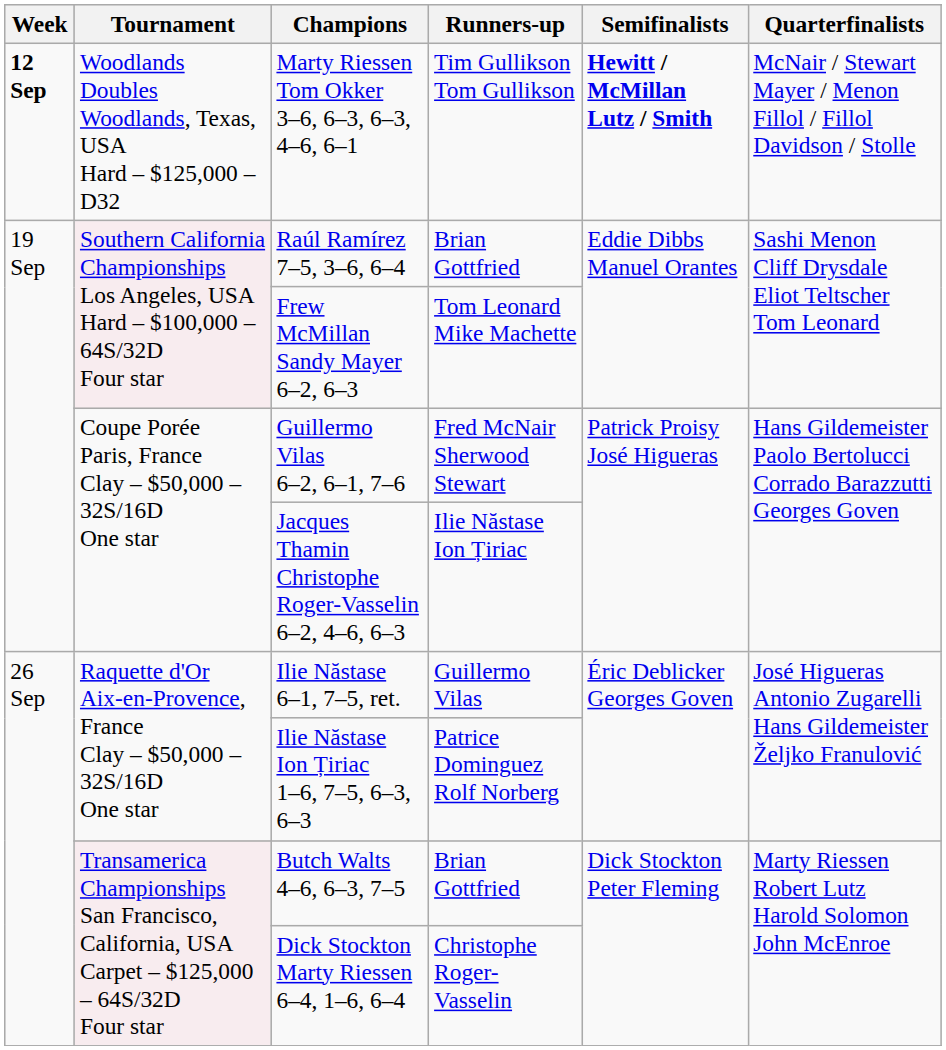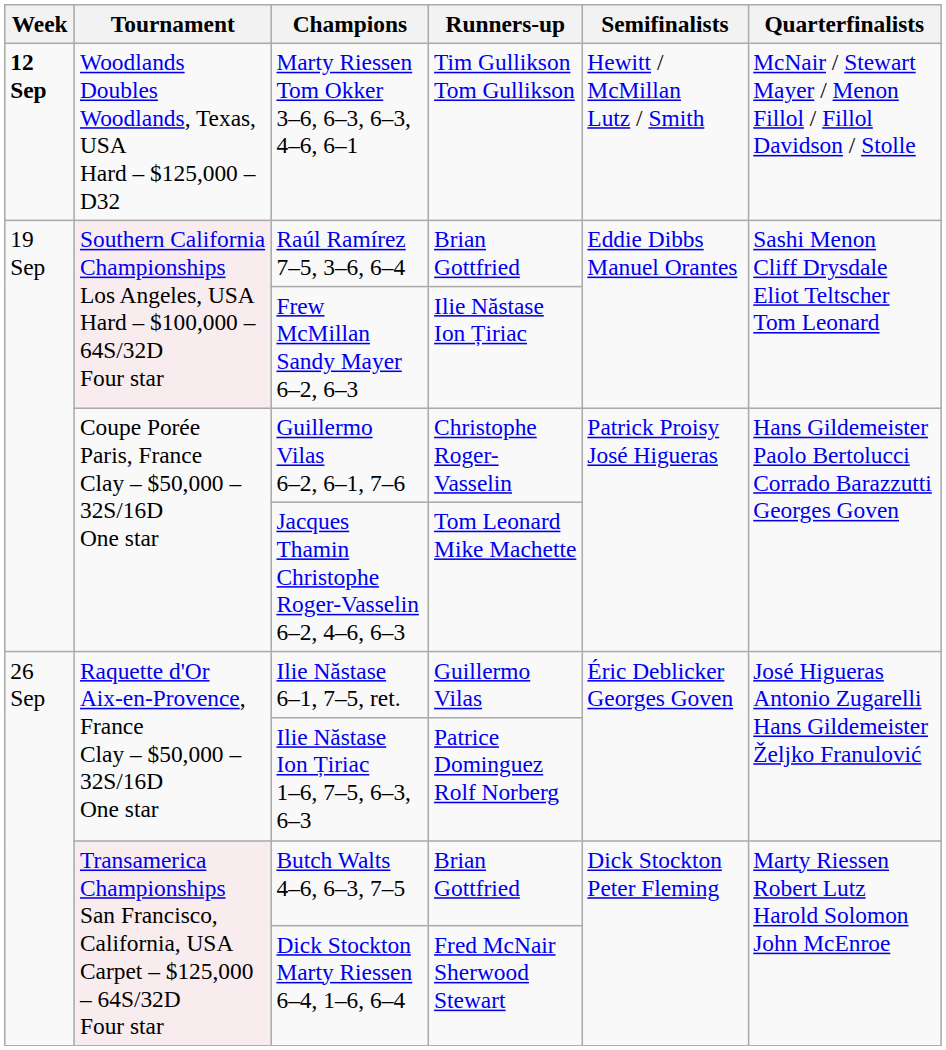(650, 90) bold -> (646, 90) normal
(505, 319) Tom Leonard Mike Machette -> (489, 319) Ilie Năstase Ion Țiriac
(495, 455) Fred McNair Sherwood Stewart -> (485, 455) Christophe Roger-Vasselin
(489, 535) Ilie Năstase Ion Țiriac -> (505, 535) Tom Leonard Mike Machette
(485, 971) Christophe Roger-Vasselin -> (495, 971) Fred McNair Sherwood Stewart
